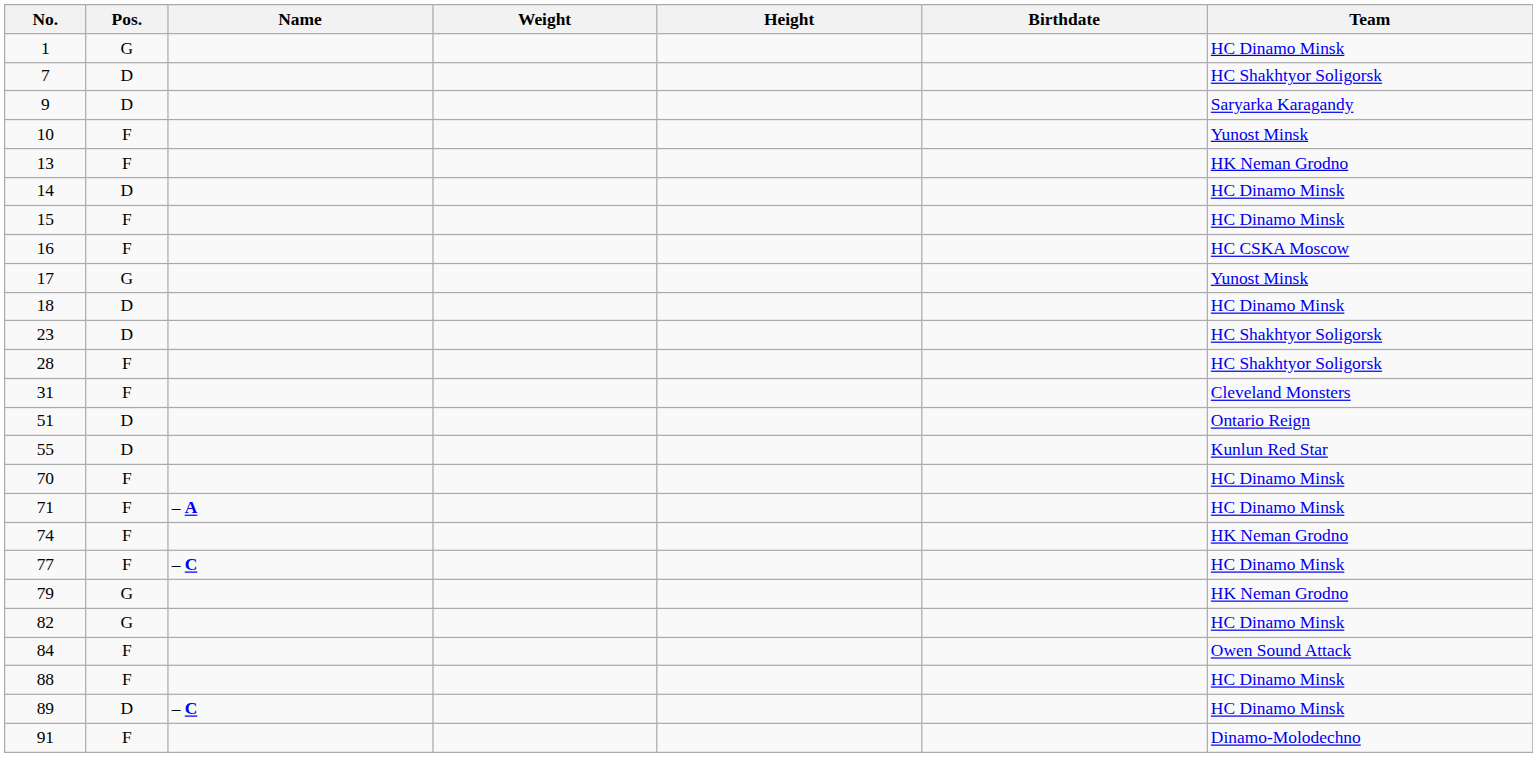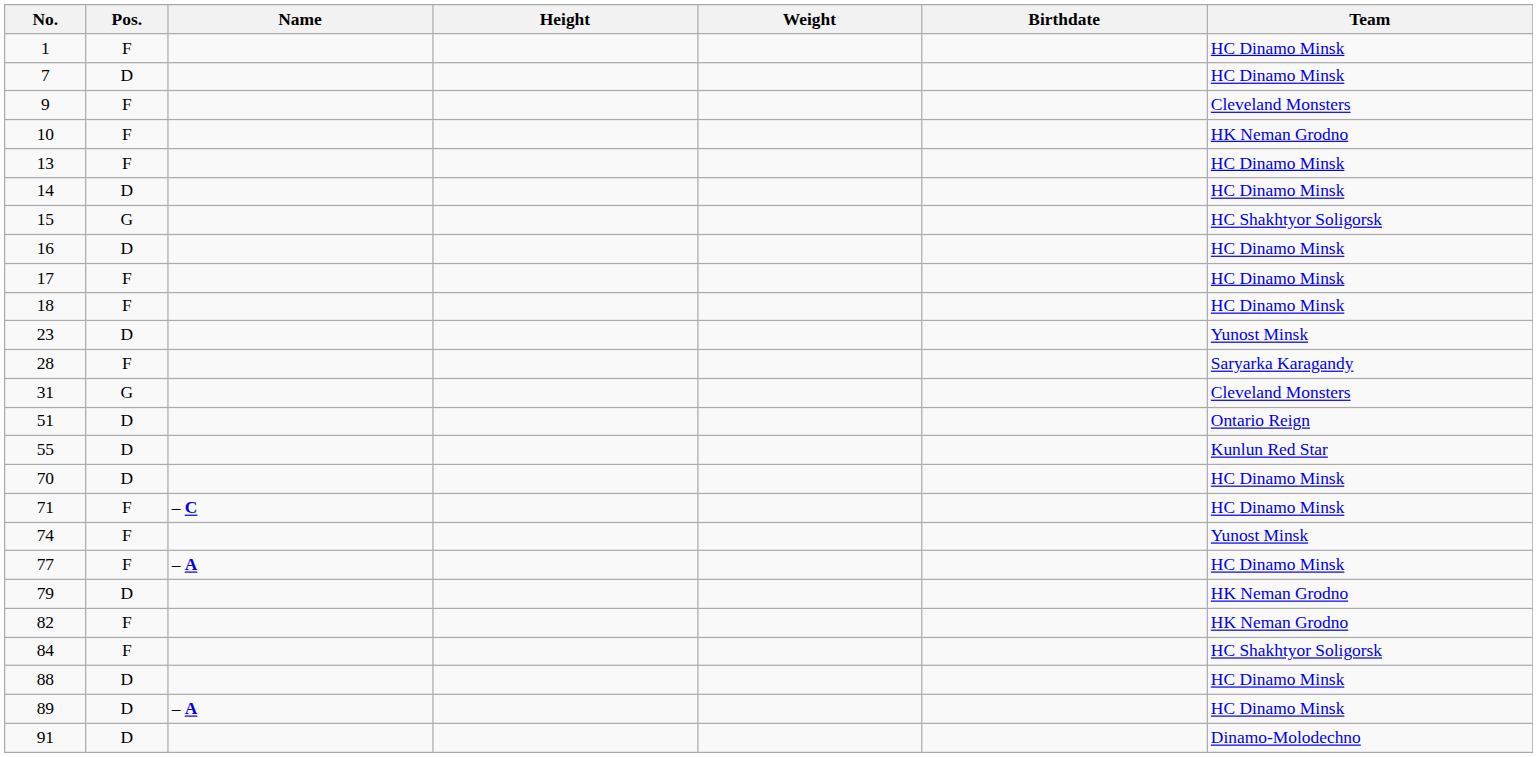columns swapped: (789, 19) <-> (545, 19)
(127, 47) G -> (127, 47) F
(1296, 76) HC Shakhtyor Soligorsk -> (1278, 76) HC Dinamo Minsk
(127, 105) D -> (127, 105) F
(1282, 105) Saryarka Karagandy -> (1281, 105) Cleveland Monsters
(1259, 134) Yunost Minsk -> (1280, 134) HK Neman Grodno
(1280, 162) HK Neman Grodno -> (1278, 162) HC Dinamo Minsk
(127, 220) F -> (127, 220) G
(1278, 220) HC Dinamo Minsk -> (1296, 220) HC Shakhtyor Soligorsk
(127, 249) F -> (127, 249) D
(1280, 249) HC CSKA Moscow -> (1278, 249) HC Dinamo Minsk
(127, 277) G -> (127, 277) F
(1259, 277) Yunost Minsk -> (1278, 277) HC Dinamo Minsk
(127, 306) D -> (127, 306) F
(1296, 335) HC Shakhtyor Soligorsk -> (1259, 335) Yunost Minsk
(1296, 364) HC Shakhtyor Soligorsk -> (1282, 364) Saryarka Karagandy
(127, 392) F -> (127, 392) G
(127, 479) F -> (127, 479) D
(184, 507) – A -> (184, 507) – C
(1280, 536) HK Neman Grodno -> (1259, 536) Yunost Minsk
(184, 565) – C -> (184, 565) – A
(127, 594) G -> (127, 594) D
(127, 622) G -> (127, 622) F
(1278, 622) HC Dinamo Minsk -> (1280, 622) HK Neman Grodno
(1281, 651) Owen Sound Attack -> (1296, 651) HC Shakhtyor Soligorsk
(127, 680) F -> (127, 680) D
(184, 708) – C -> (184, 708) – A
(127, 737) F -> (127, 737) D
